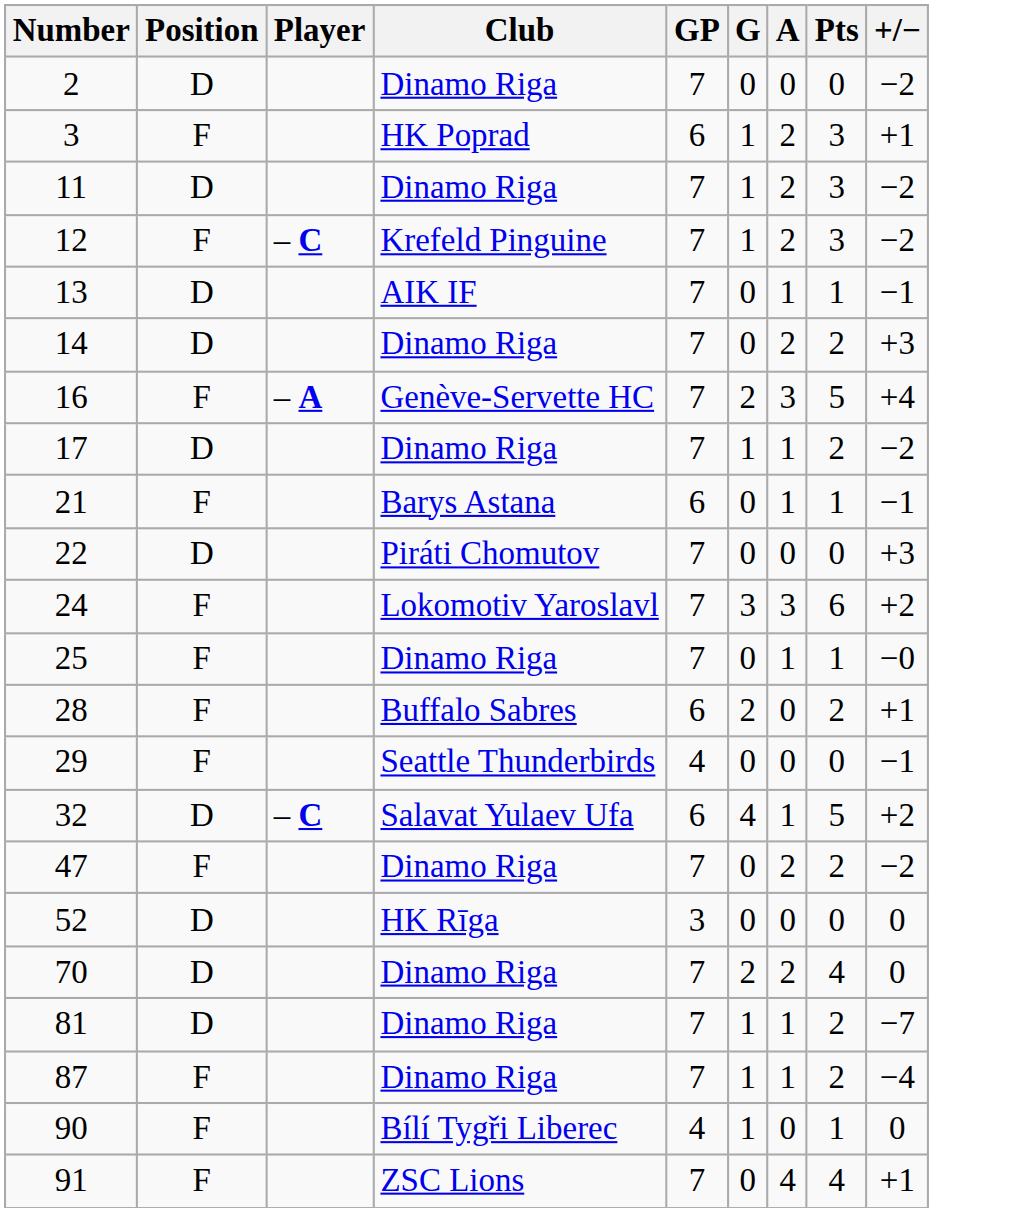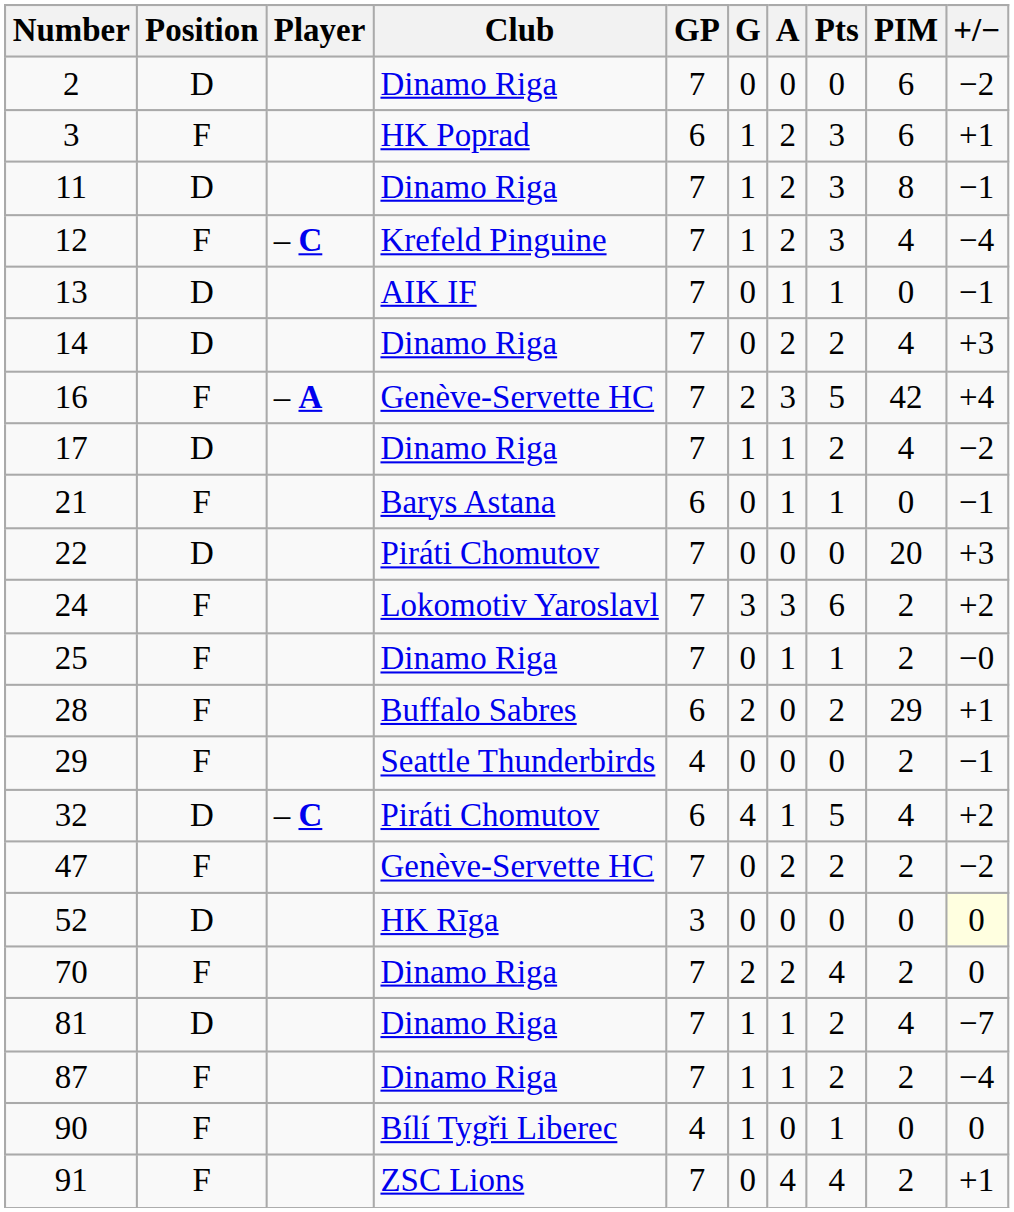+ column: (906, 30)
(897, 187) −2 -> (977, 187) −1
(897, 239) −2 -> (977, 239) −4
(507, 814) Salavat Yulaev Ufa -> (490, 814) Piráti Chomutov
(469, 866) Dinamo Riga -> (517, 866) Genève-Servette HC
(897, 919) no background -> (977, 919) lightyellow background
(202, 971) D -> (202, 971) F
